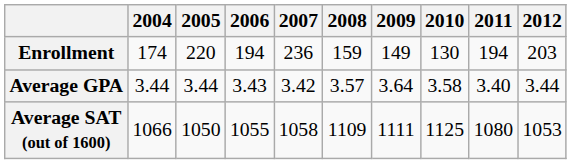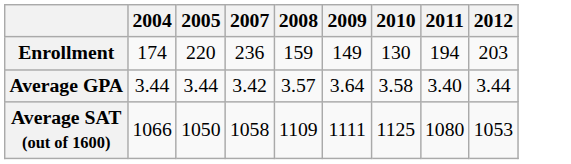- column: (250, 20)
